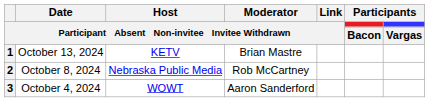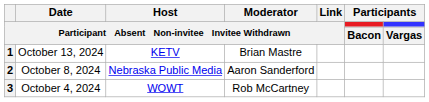(271, 70) Rob McCartney -> (271, 70) Aaron Sanderford
(271, 88) Aaron Sanderford -> (271, 88) Rob McCartney
